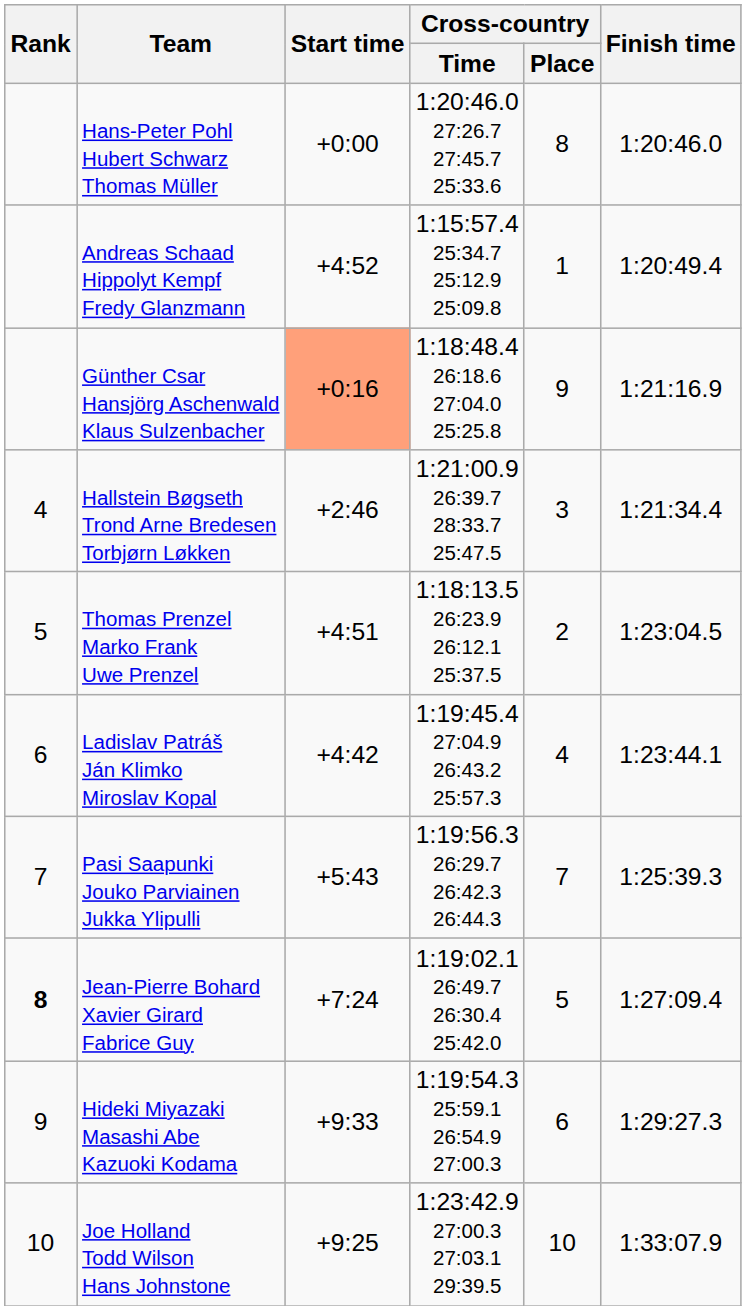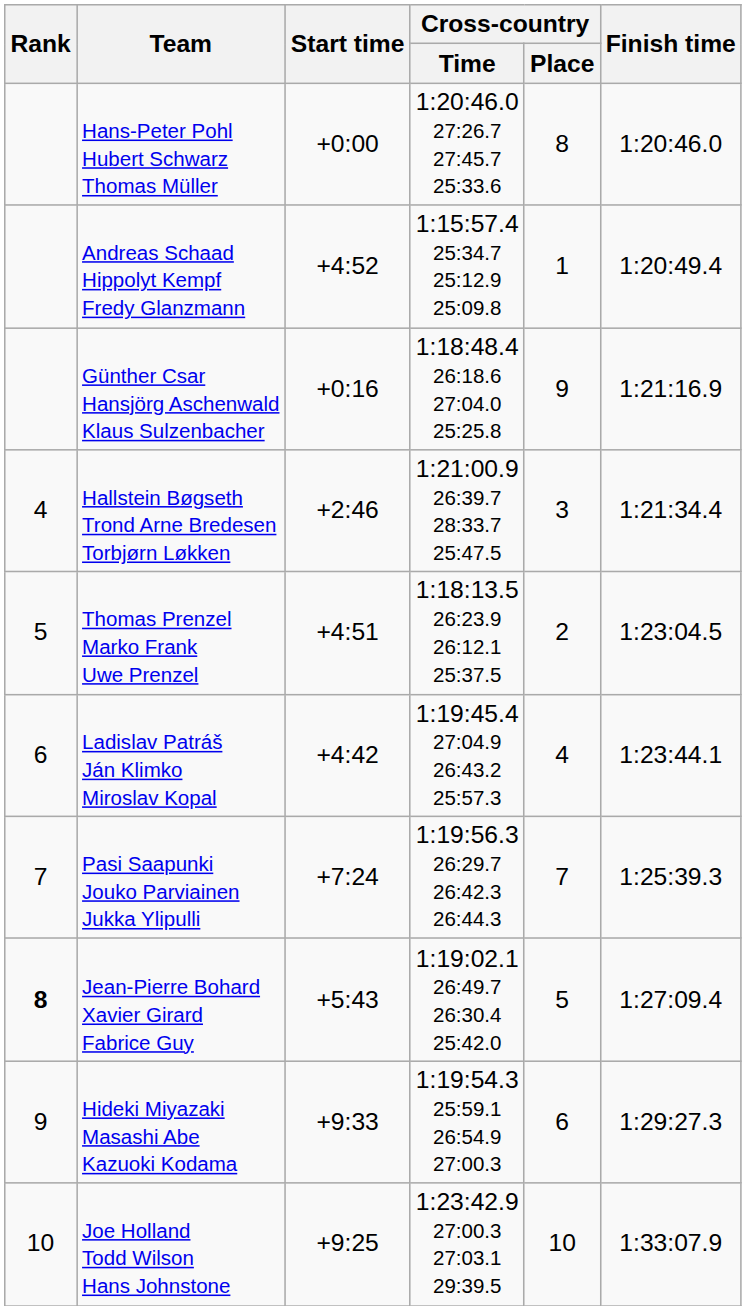(348, 388) lightsalmon background -> (348, 388) no background
(348, 877) +5:43 -> (348, 877) +7:24
(348, 999) +7:24 -> (348, 999) +5:43
